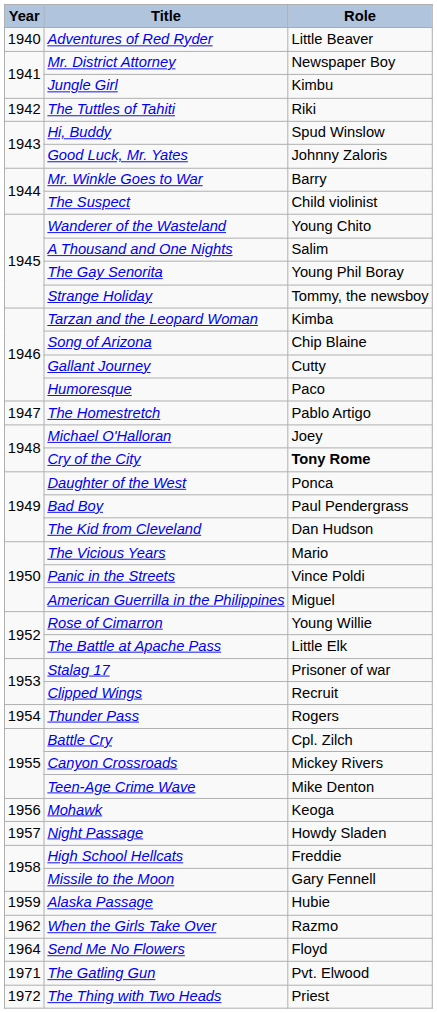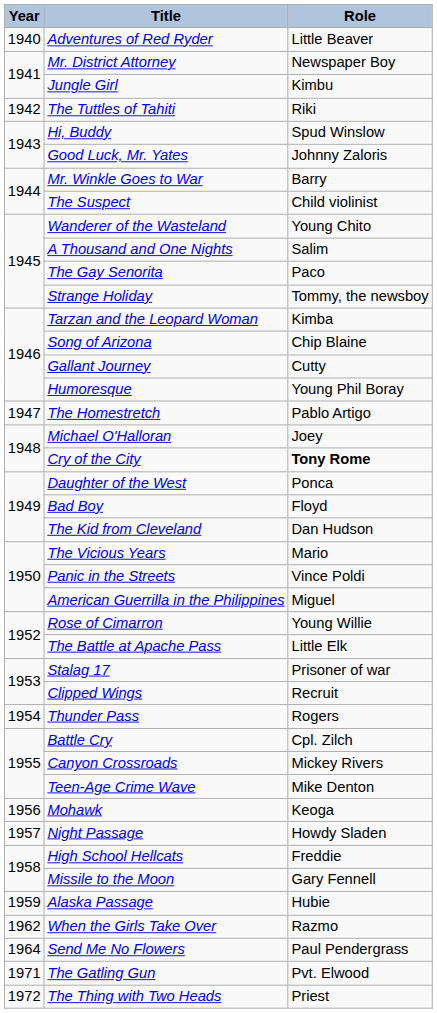(348, 272) Young Phil Boray -> (308, 272) Paco
(308, 389) Paco -> (348, 389) Young Phil Boray
(350, 506) Paul Pendergrass -> (309, 506) Floyd
(309, 949) Floyd -> (350, 949) Paul Pendergrass
